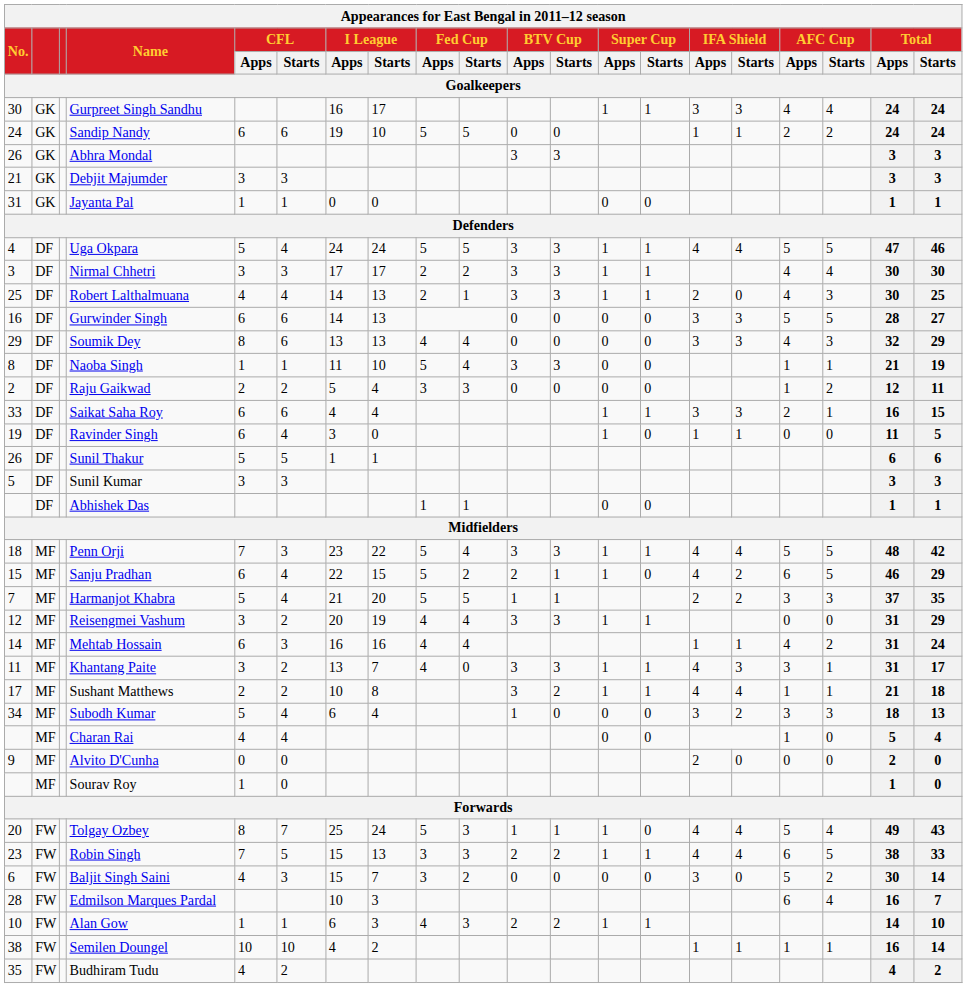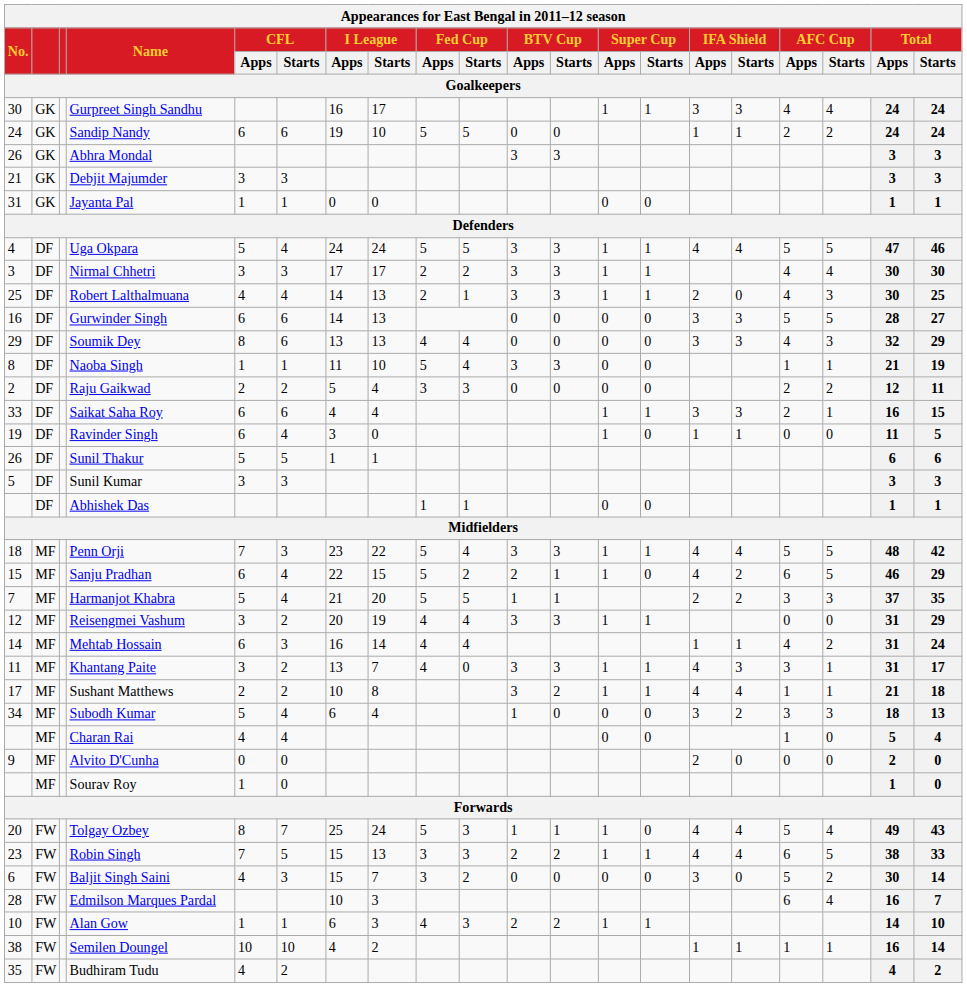(787, 388) 1 -> (787, 388) 2
(379, 644) 16 -> (379, 644) 14
